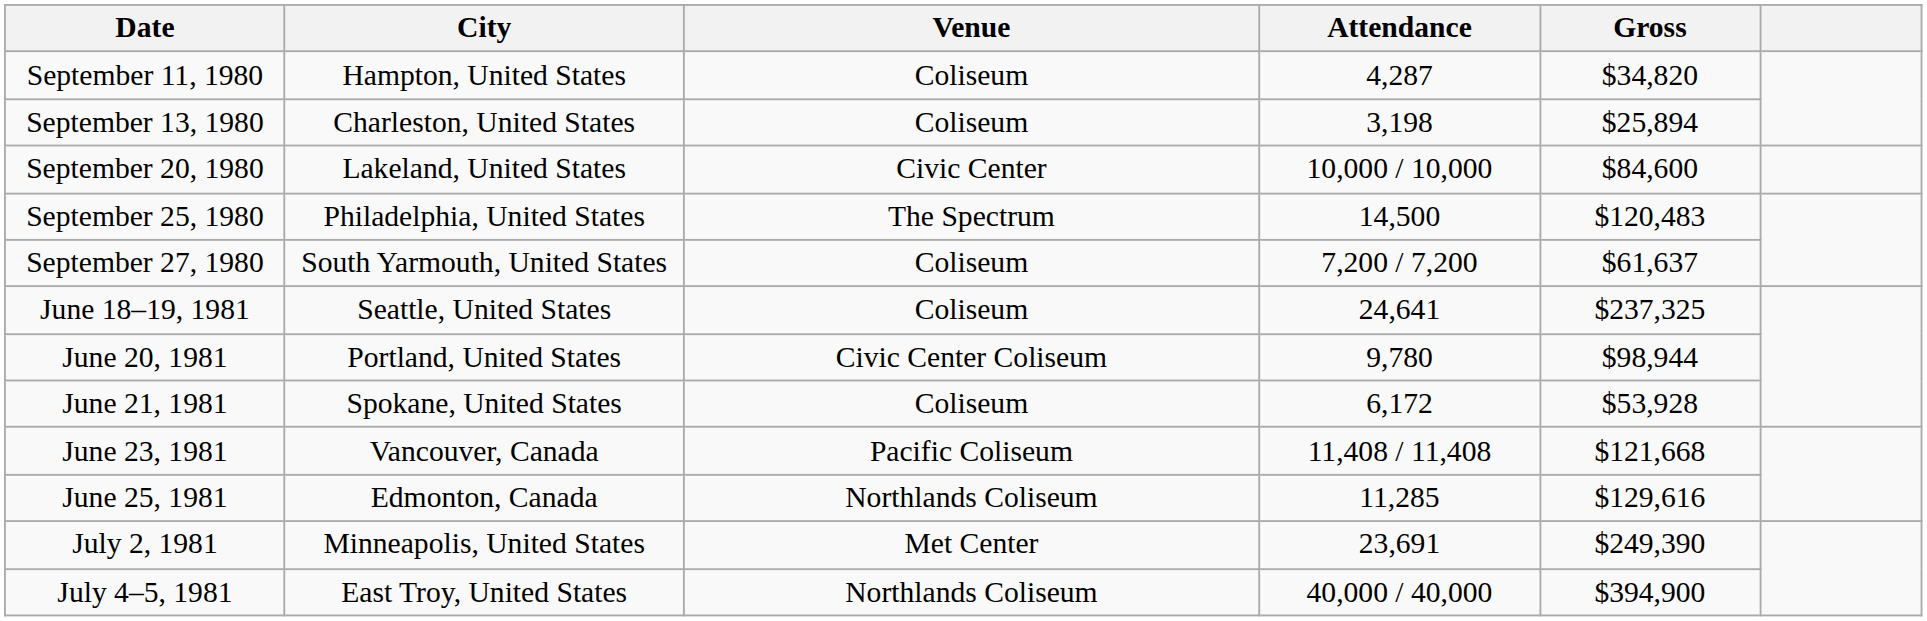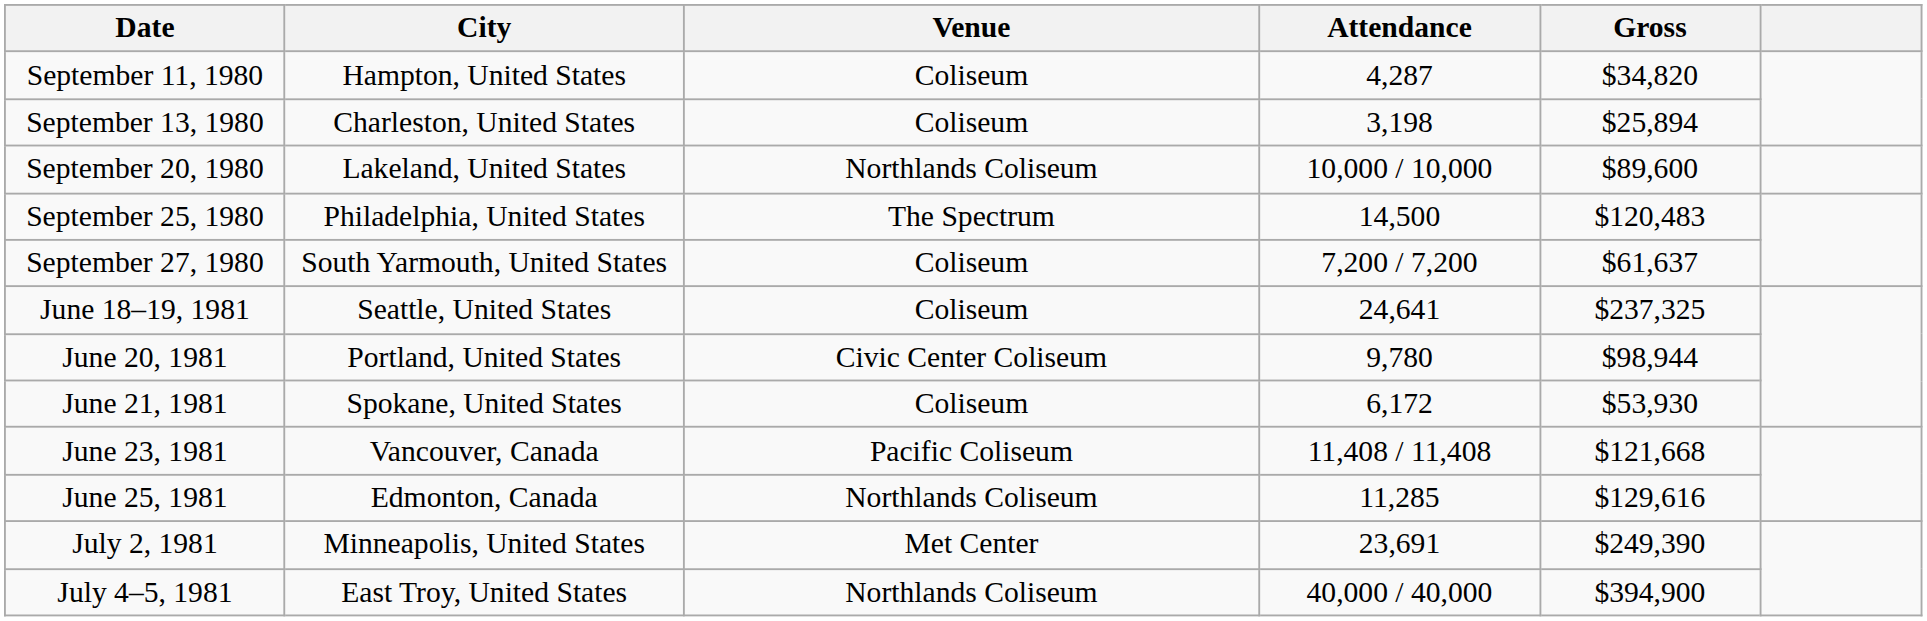(971, 168) Civic Center -> (971, 168) Northlands Coliseum
(1650, 168) $84,600 -> (1650, 168) $89,600
(1650, 403) $53,928 -> (1650, 403) $53,930
